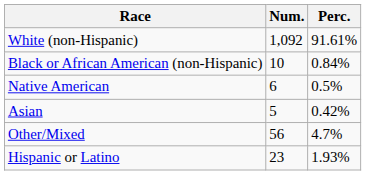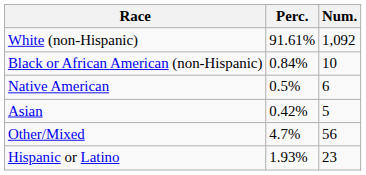columns swapped: (287, 16) <-> (334, 16)
